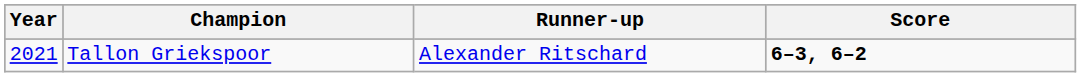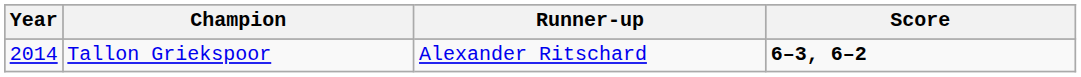(34, 55) 2021 -> (34, 55) 2014
